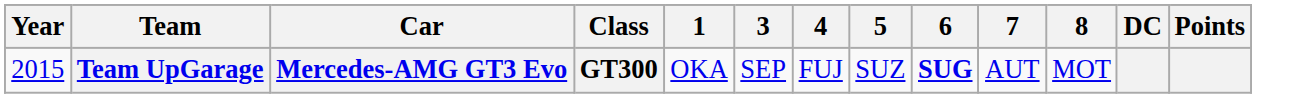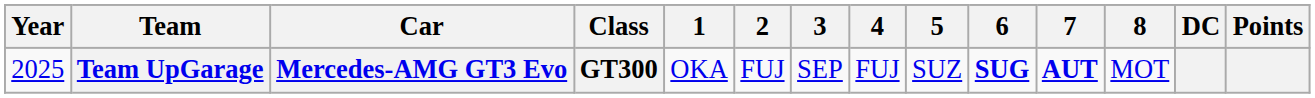+ column: (762, 25)
(38, 69) 2015 -> (38, 69) 2025
(1012, 69) normal -> (1070, 69) bold
